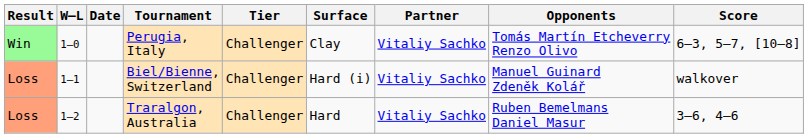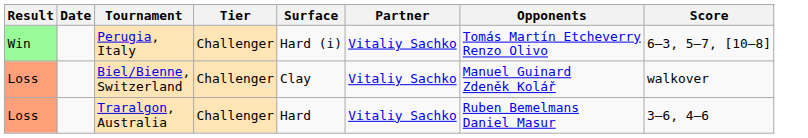- column: (72, 15)
(325, 43) Clay -> (311, 43) Hard (i)
(340, 79) Hard (i) -> (296, 79) Clay
